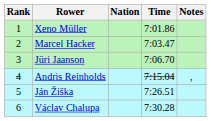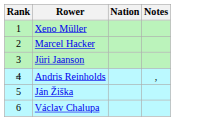- column: (159, 12)
